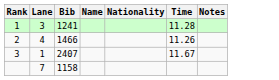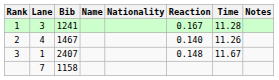+ column: (190, 11)
(67, 40) 1466 -> (67, 40) 1467
